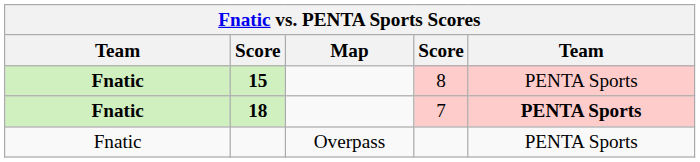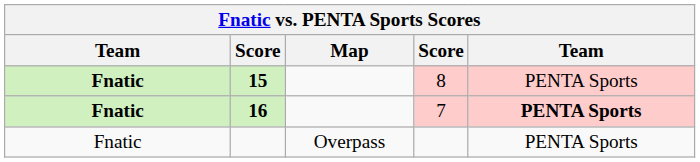(258, 111) 18 -> (258, 111) 16
